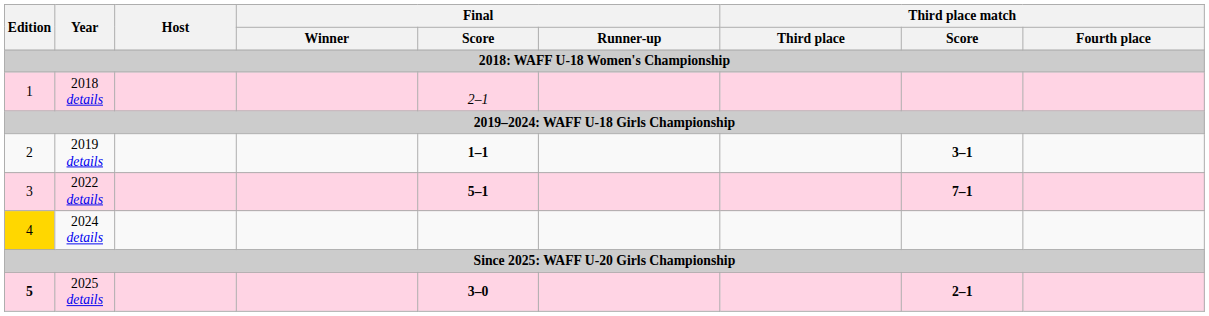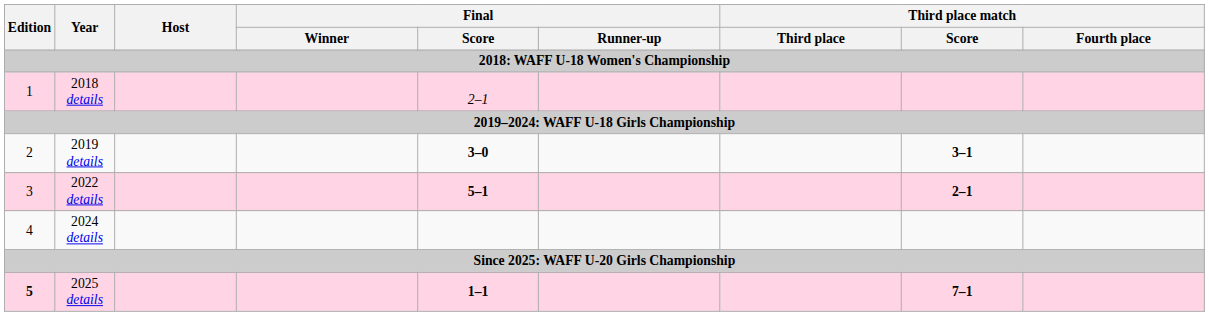(478, 153) 1–1 -> (478, 153) 3–0
(962, 191) 7–1 -> (962, 191) 2–1
(29, 230) gold background -> (29, 230) no background
(478, 291) 3–0 -> (478, 291) 1–1
(962, 291) 2–1 -> (962, 291) 7–1
